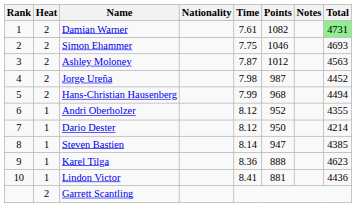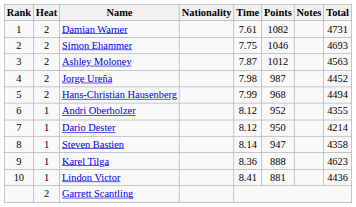(338, 29) lightgreen background -> (338, 29) no background
(338, 144) 4385 -> (338, 144) 4358
